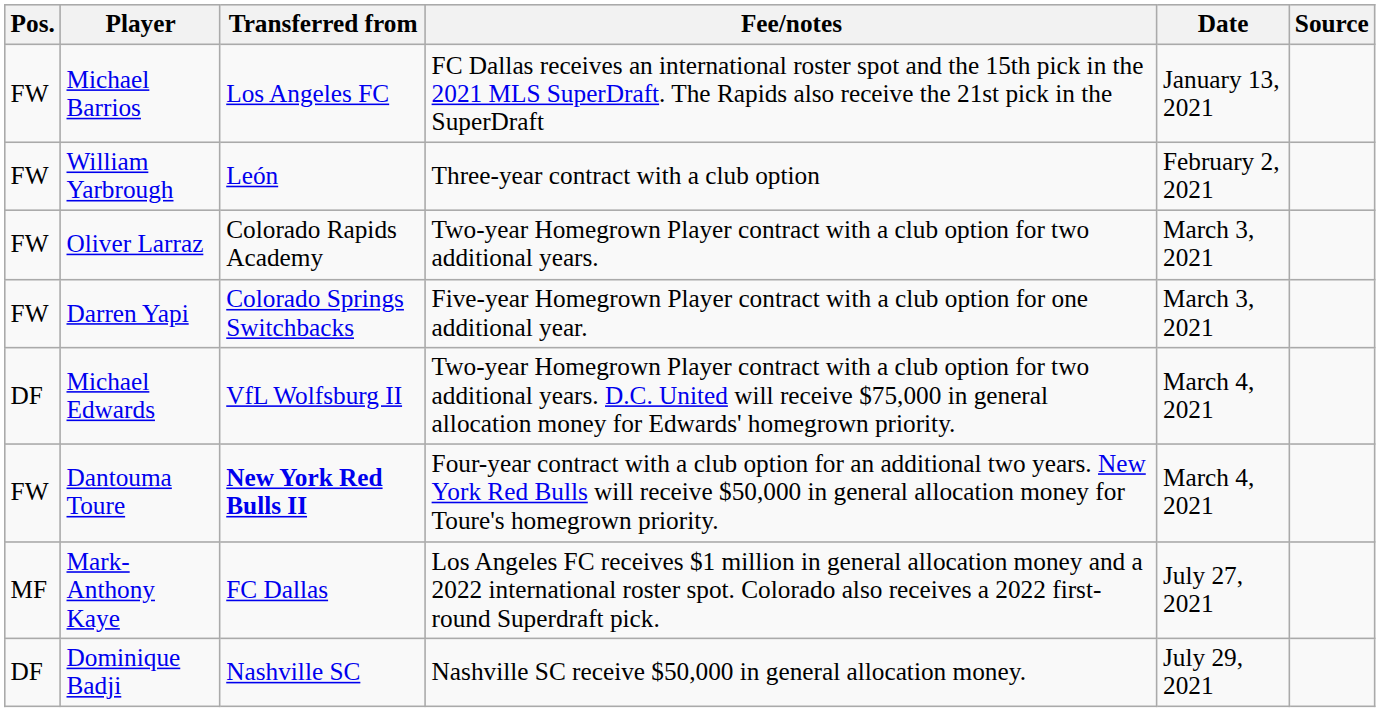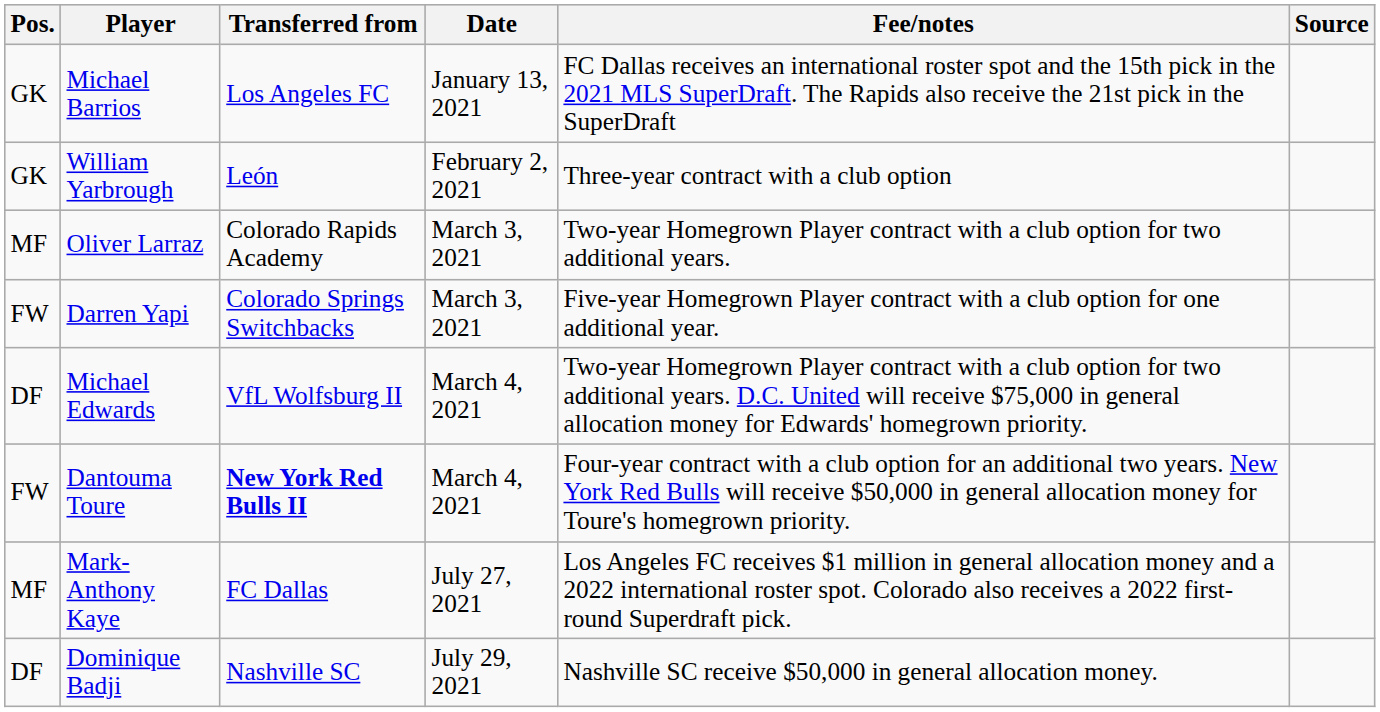columns swapped: (791, 24) <-> (1223, 24)
(30, 93) FW -> (29, 93) GK
(30, 175) FW -> (29, 175) GK
(30, 244) FW -> (29, 244) MF
